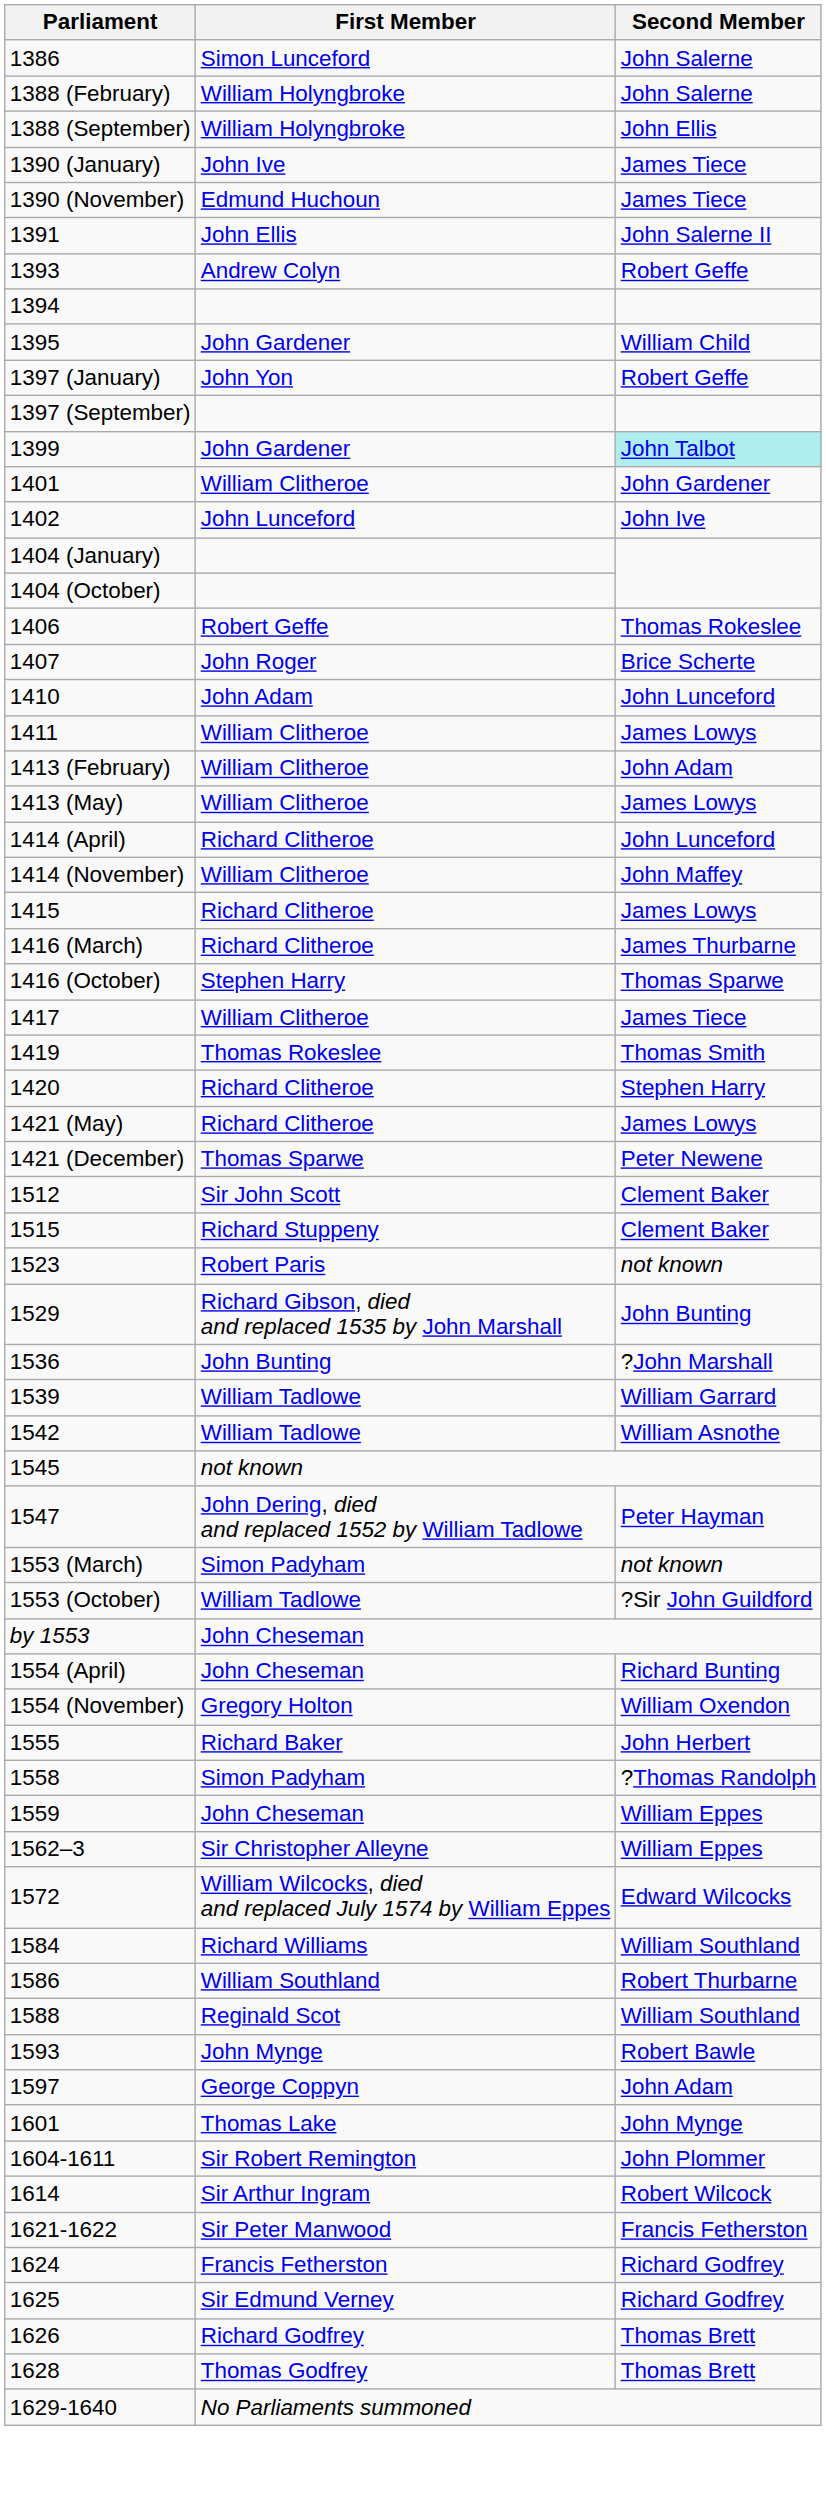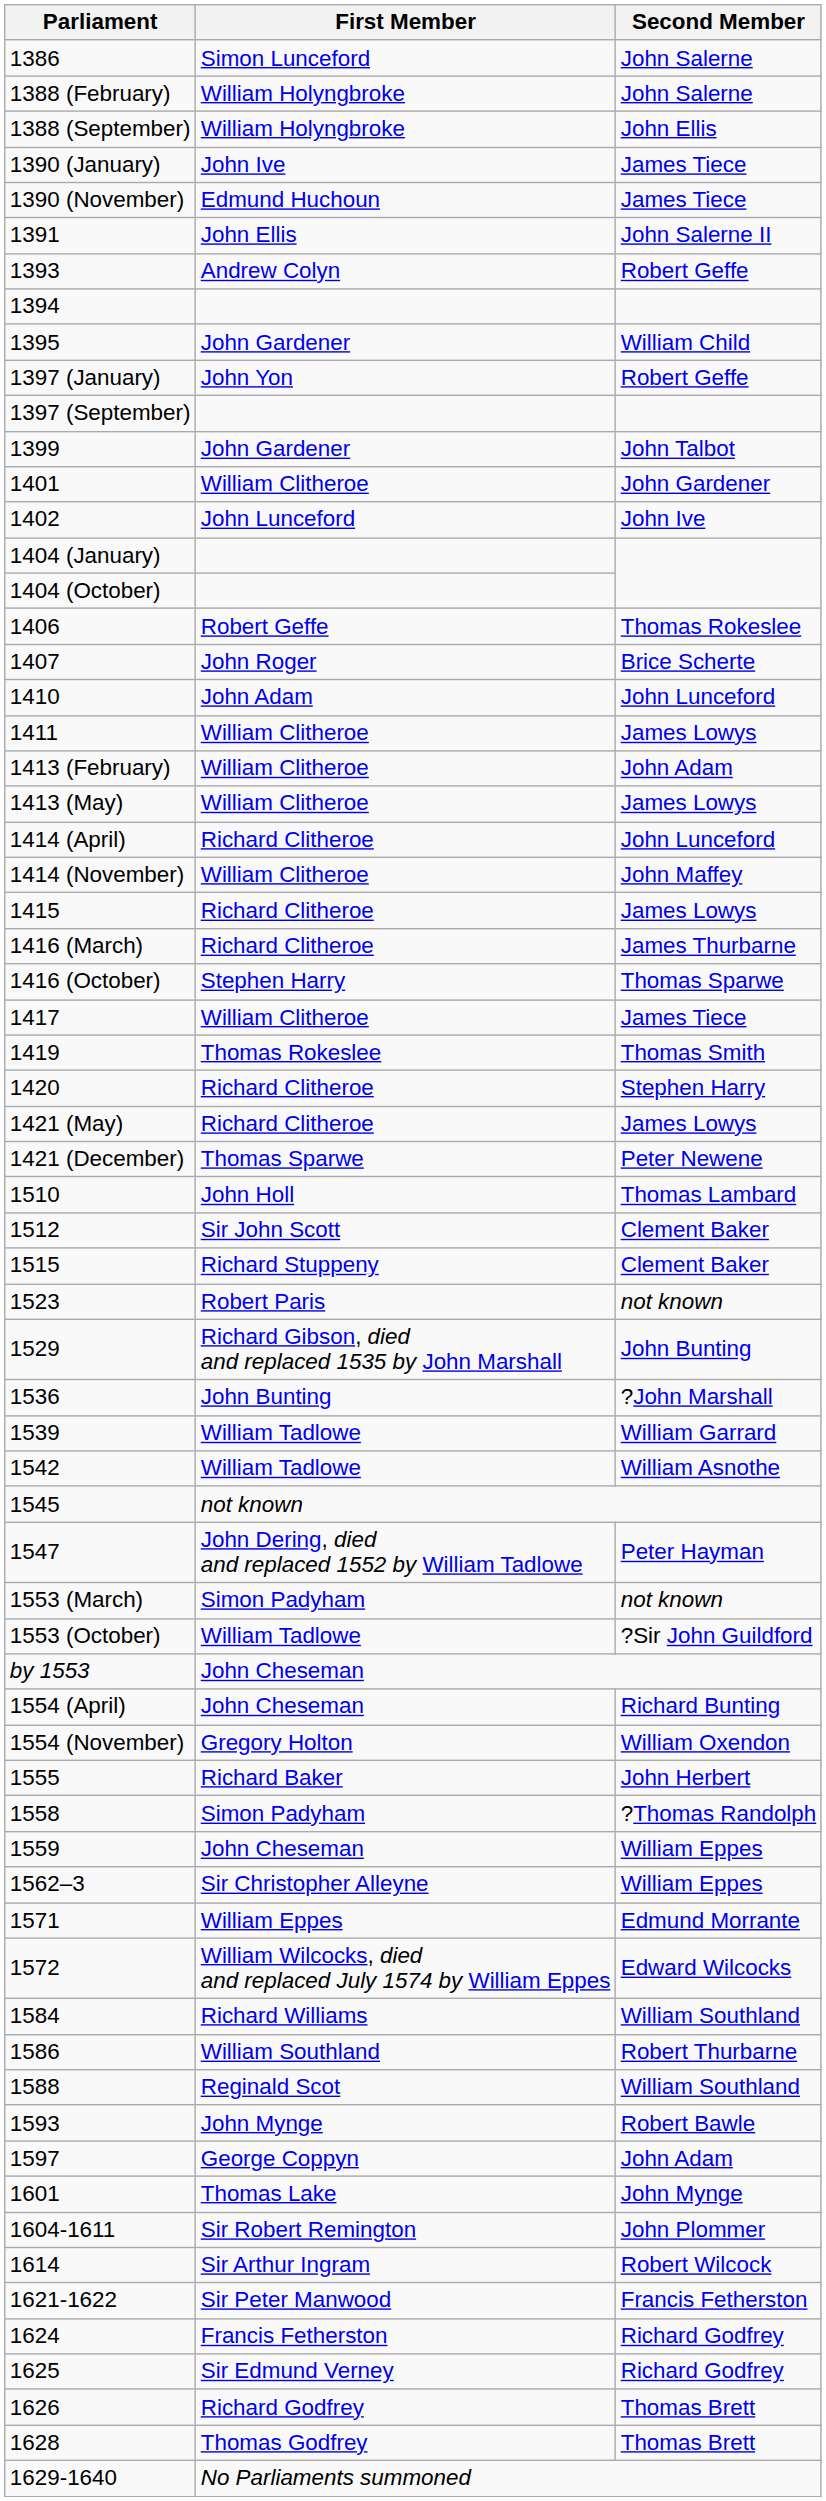(678, 448) paleturquoise background -> (678, 448) no background
+ row: (35, 1194)
+ row: (35, 1919)
